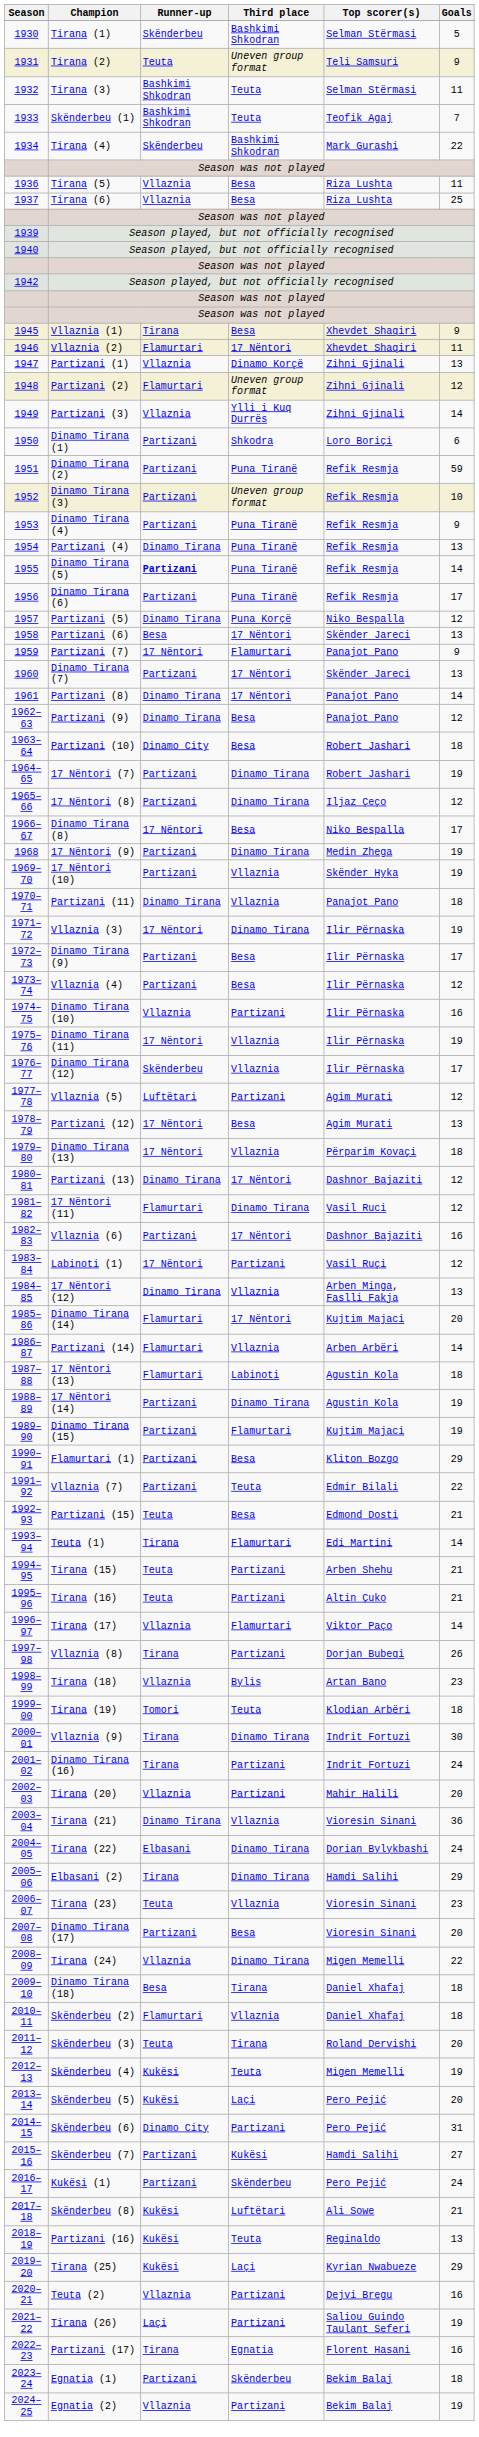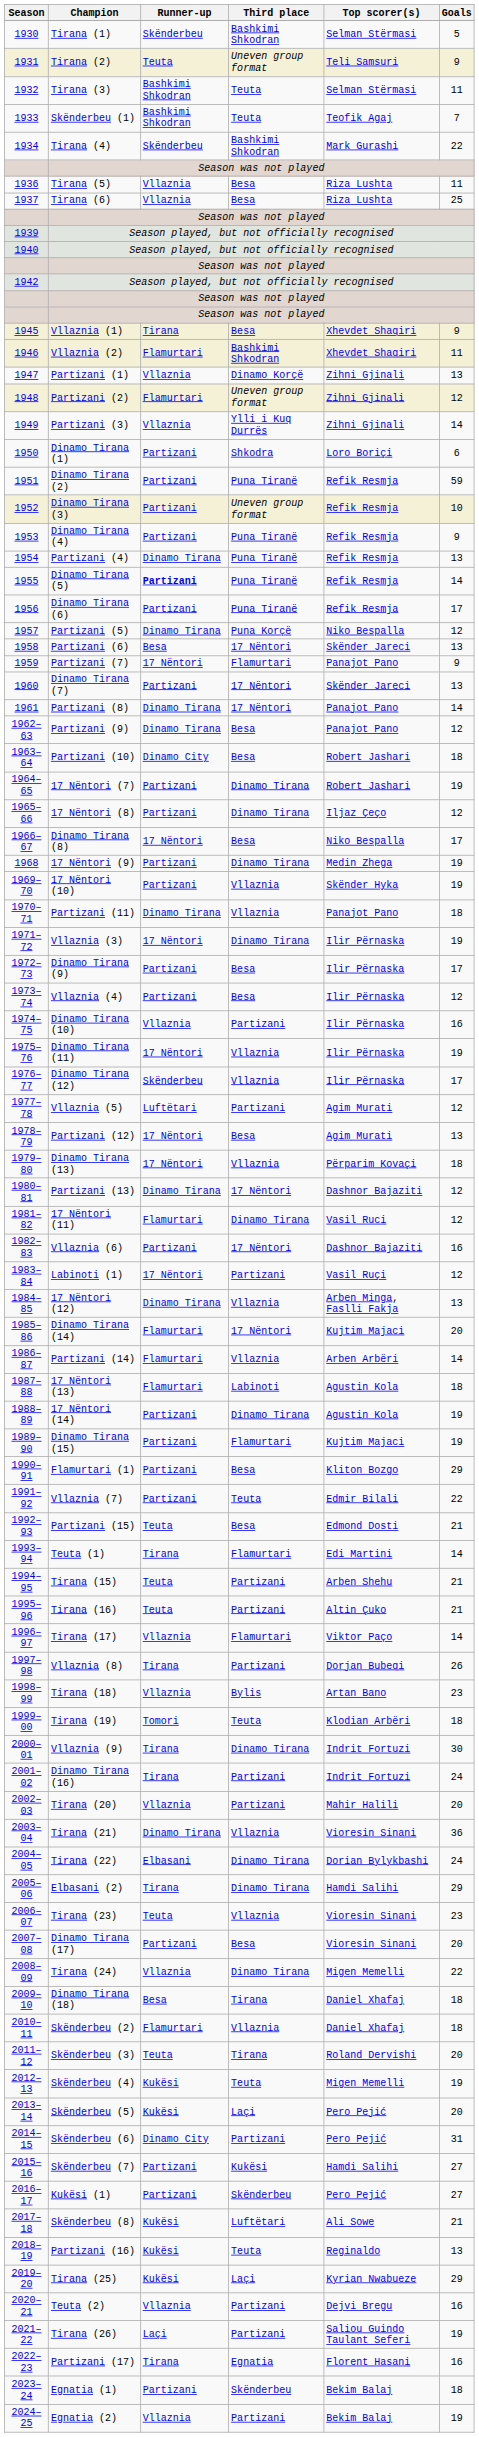(261, 348) 17 Nëntori -> (255, 353) Bashkimi Shkodran
(457, 2184) 24 -> (457, 2195) 27
